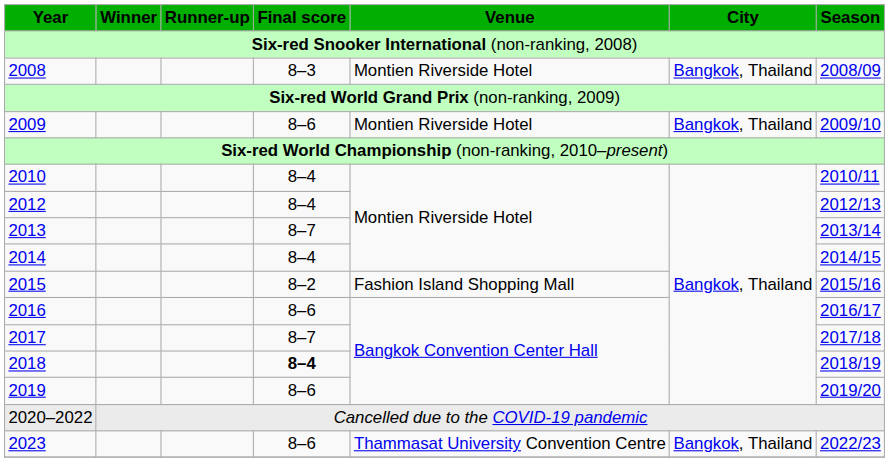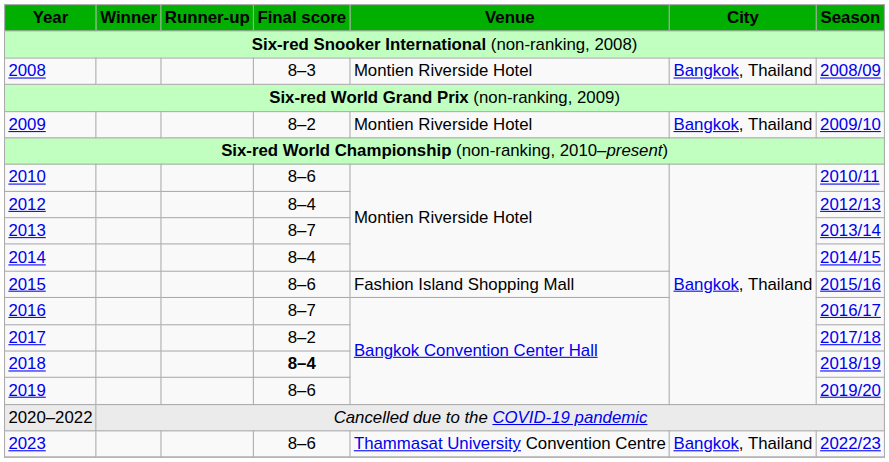(302, 124) 8–6 -> (302, 124) 8–2
(302, 177) 8–4 -> (302, 177) 8–6
(302, 284) 8–2 -> (302, 284) 8–6
(302, 310) 8–6 -> (302, 310) 8–7
(302, 337) 8–7 -> (302, 337) 8–2
